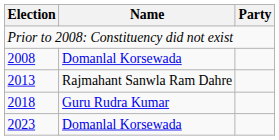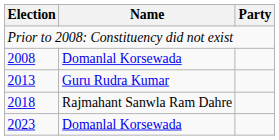(147, 80) Rajmahant Sanwla Ram Dahre -> (116, 80) Guru Rudra Kumar
(116, 102) Guru Rudra Kumar -> (147, 102) Rajmahant Sanwla Ram Dahre
